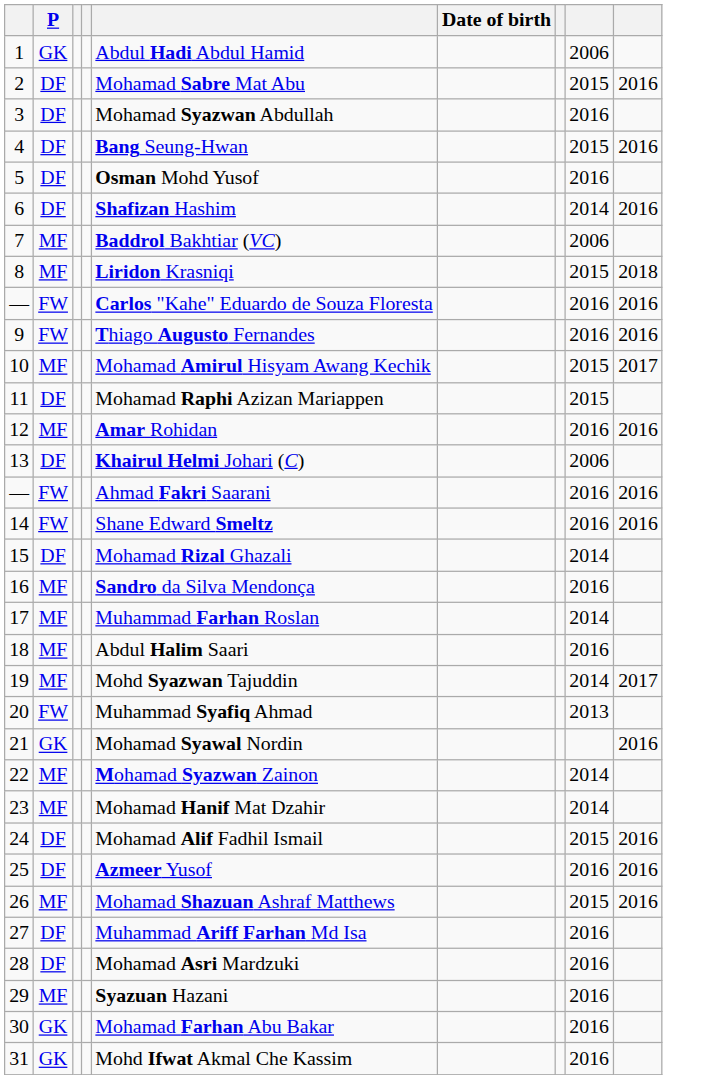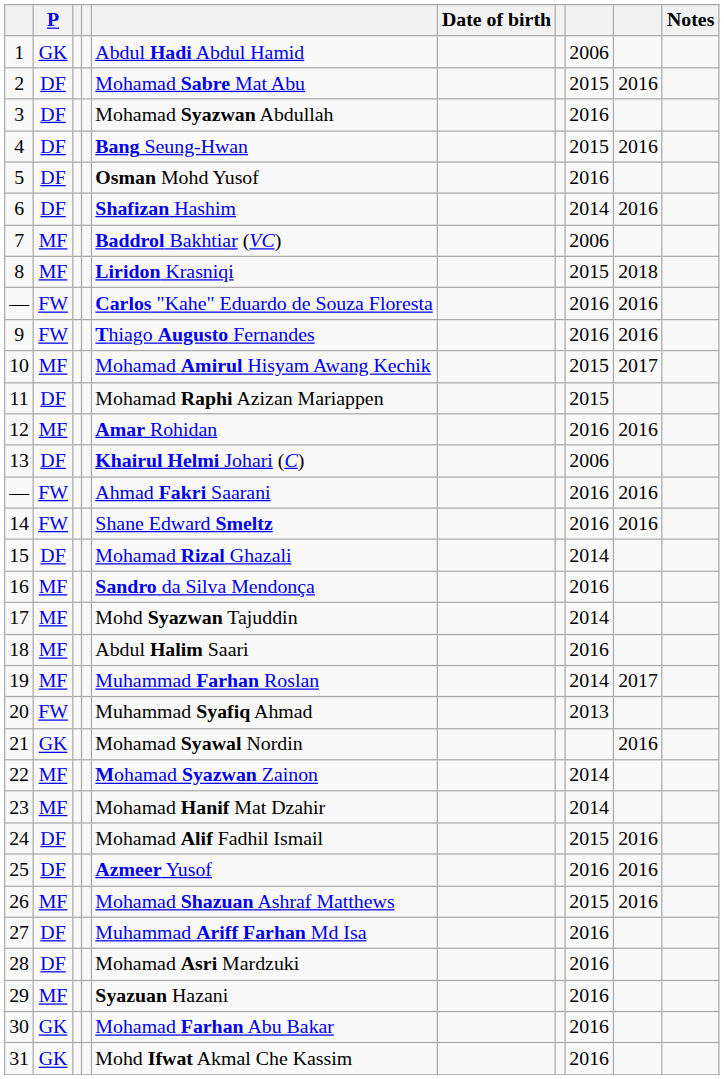+ column: (691, 20)
(207, 618) Muhammad Farhan Roslan -> (196, 618) Mohd Syazwan Tajuddin
(196, 680) Mohd Syazwan Tajuddin -> (207, 680) Muhammad Farhan Roslan
